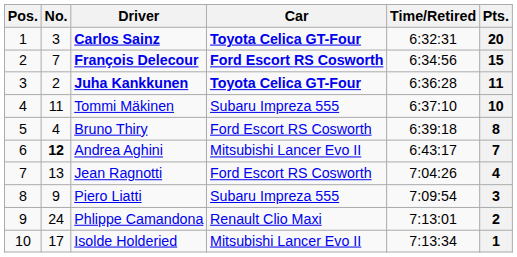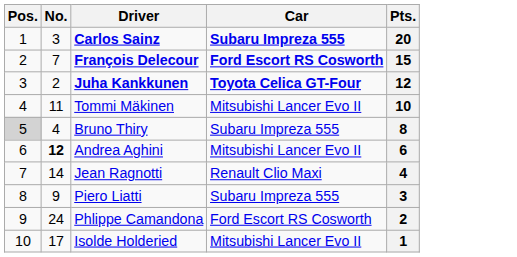- column: (433, 16)
(286, 39) Toyota Celica GT-Four -> (277, 39) Subaru Impreza 555
(496, 84) 11 -> (403, 84) 12
(275, 106) Subaru Impreza 555 -> (286, 106) Mitsubishi Lancer Evo II
(23, 129) no background -> (23, 129) lightgrey background
(291, 129) Ford Escort RS Cosworth -> (275, 129) Subaru Impreza 555
(496, 151) 7 -> (403, 151) 6
(56, 174) 13 -> (56, 174) 14
(291, 174) Ford Escort RS Cosworth -> (266, 174) Renault Clio Maxi
(266, 219) Renault Clio Maxi -> (291, 219) Ford Escort RS Cosworth
